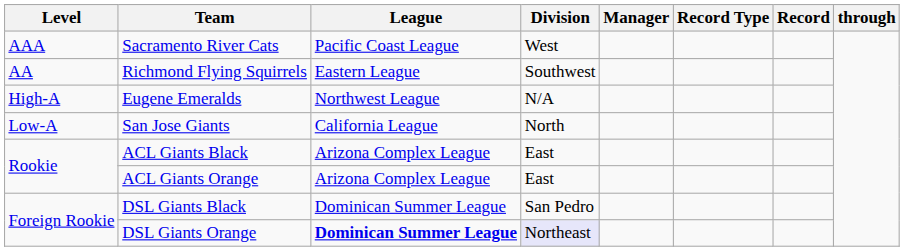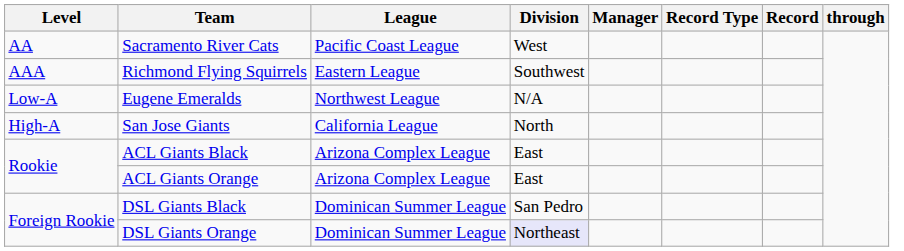(27, 44) AAA -> (21, 44) AA
(21, 71) AA -> (27, 71) AAA
(34, 98) High-A -> (33, 98) Low-A
(33, 125) Low-A -> (34, 125) High-A
(416, 233) bold -> (410, 233) normal
